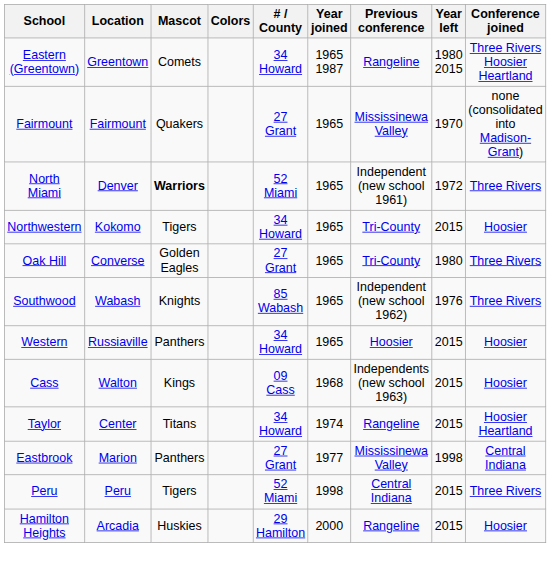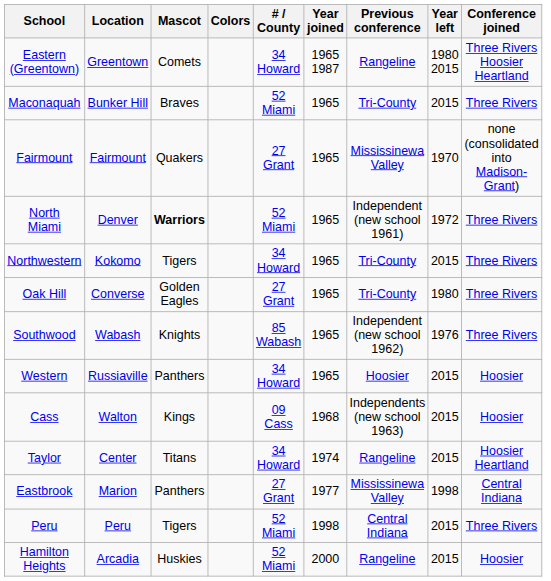+ row: (44, 103)
(505, 226) Hoosier -> (502, 260) Three Rivers
(281, 525) 29 Hamilton -> (279, 559) 52 Miami
